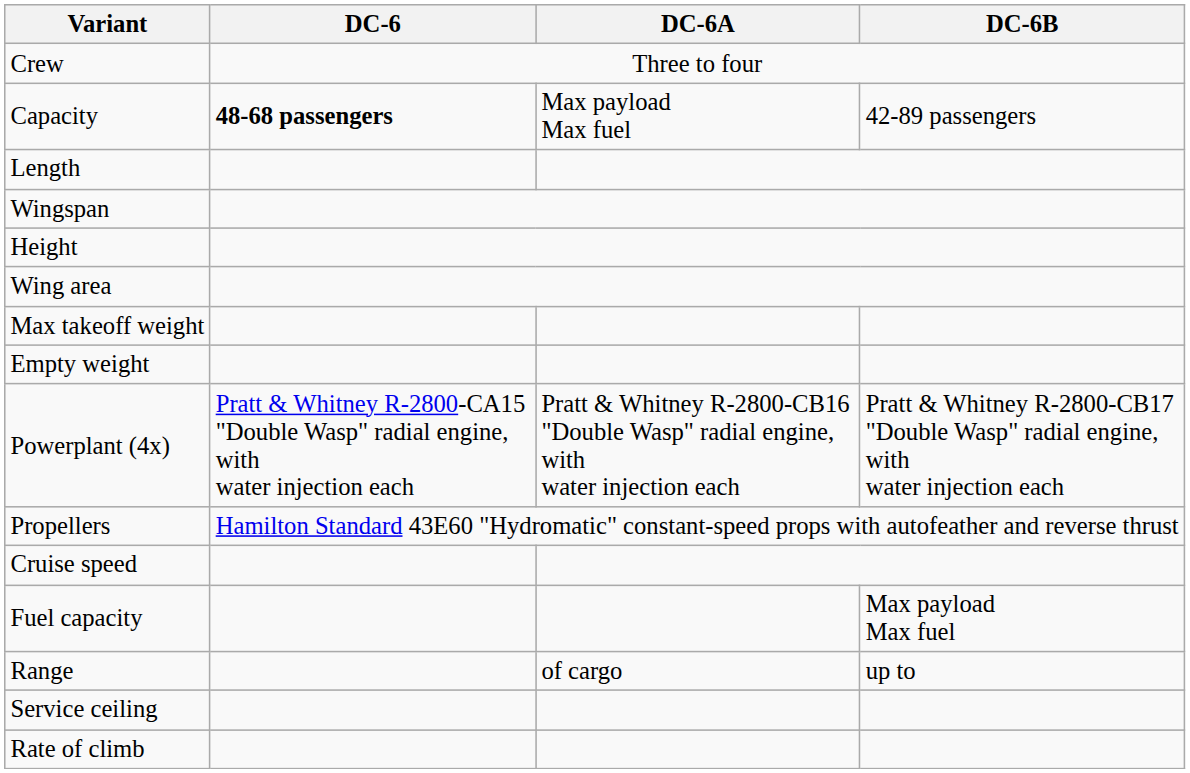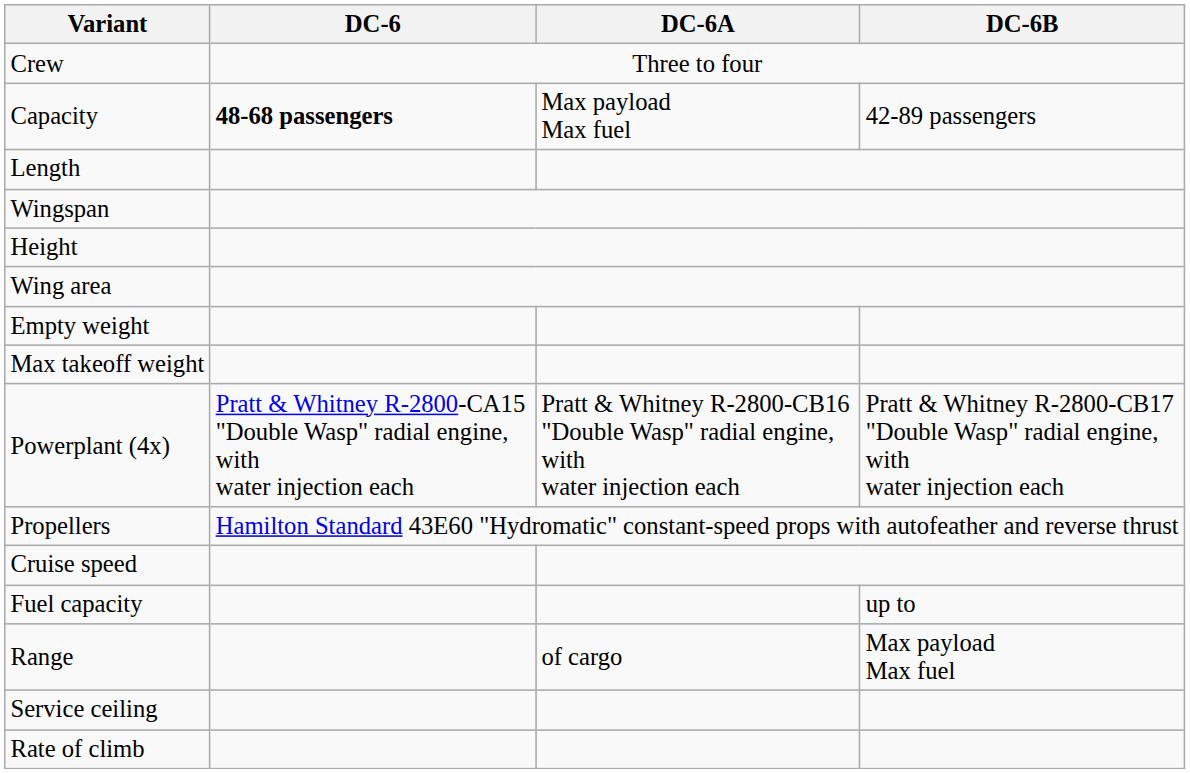rows swapped: (80, 364) <-> (107, 325)
(930, 617) Max payload Max fuel -> (891, 603) up to
(891, 670) up to -> (930, 656) Max payload Max fuel
